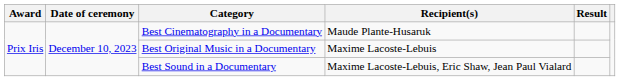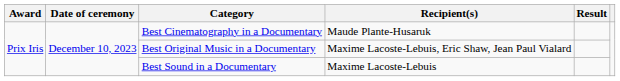(382, 48) Maxime Lacoste-Lebuis -> (449, 48) Maxime Lacoste-Lebuis, Eric Shaw, Jean Paul Vialard
(449, 66) Maxime Lacoste-Lebuis, Eric Shaw, Jean Paul Vialard -> (382, 66) Maxime Lacoste-Lebuis
